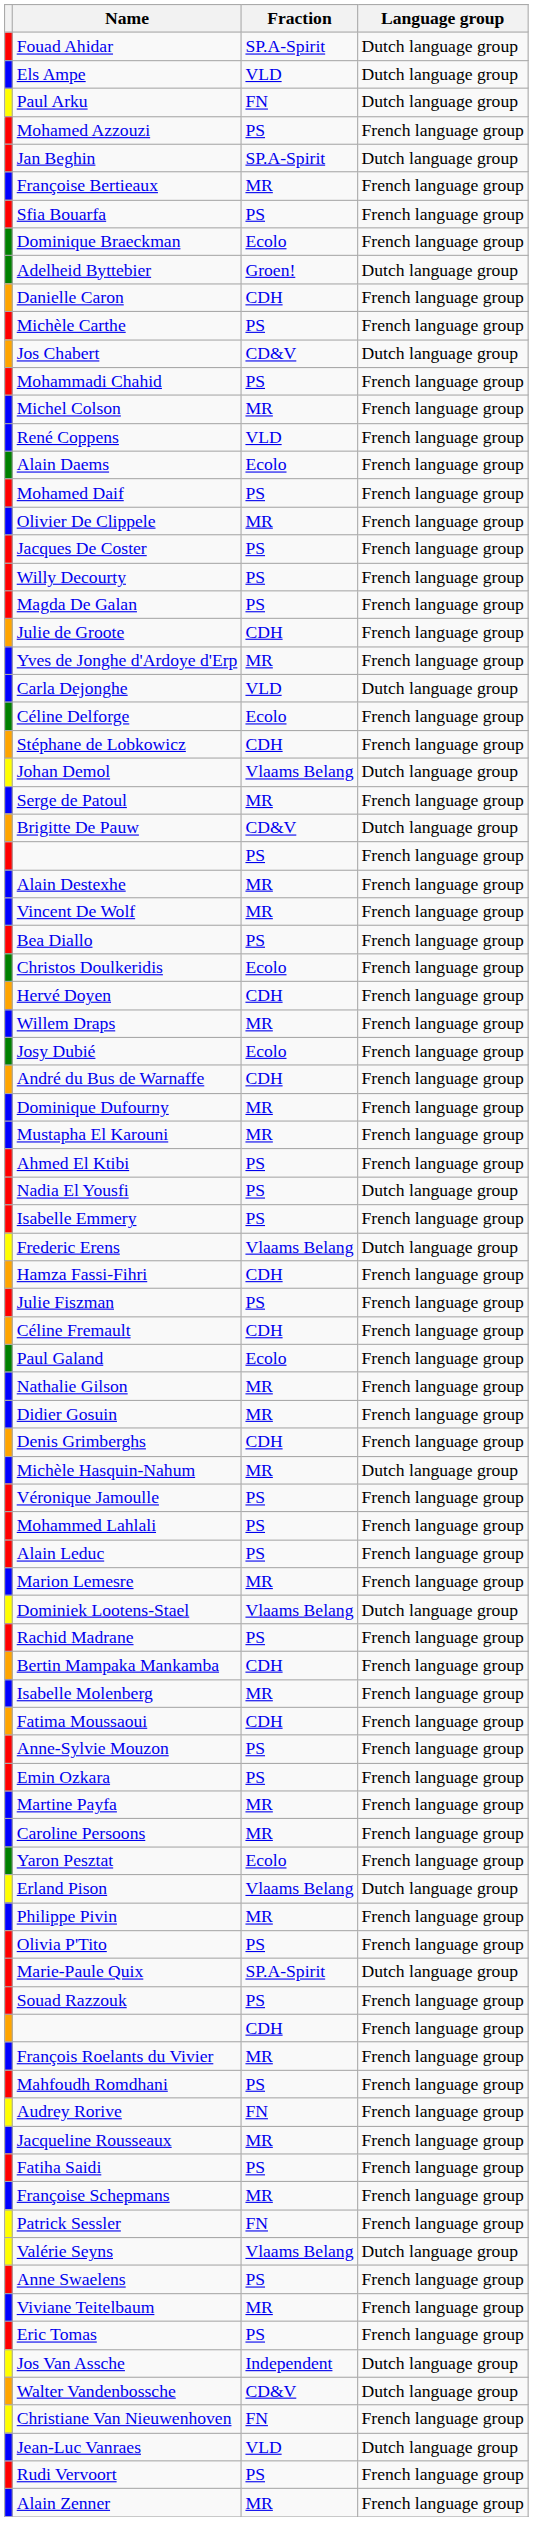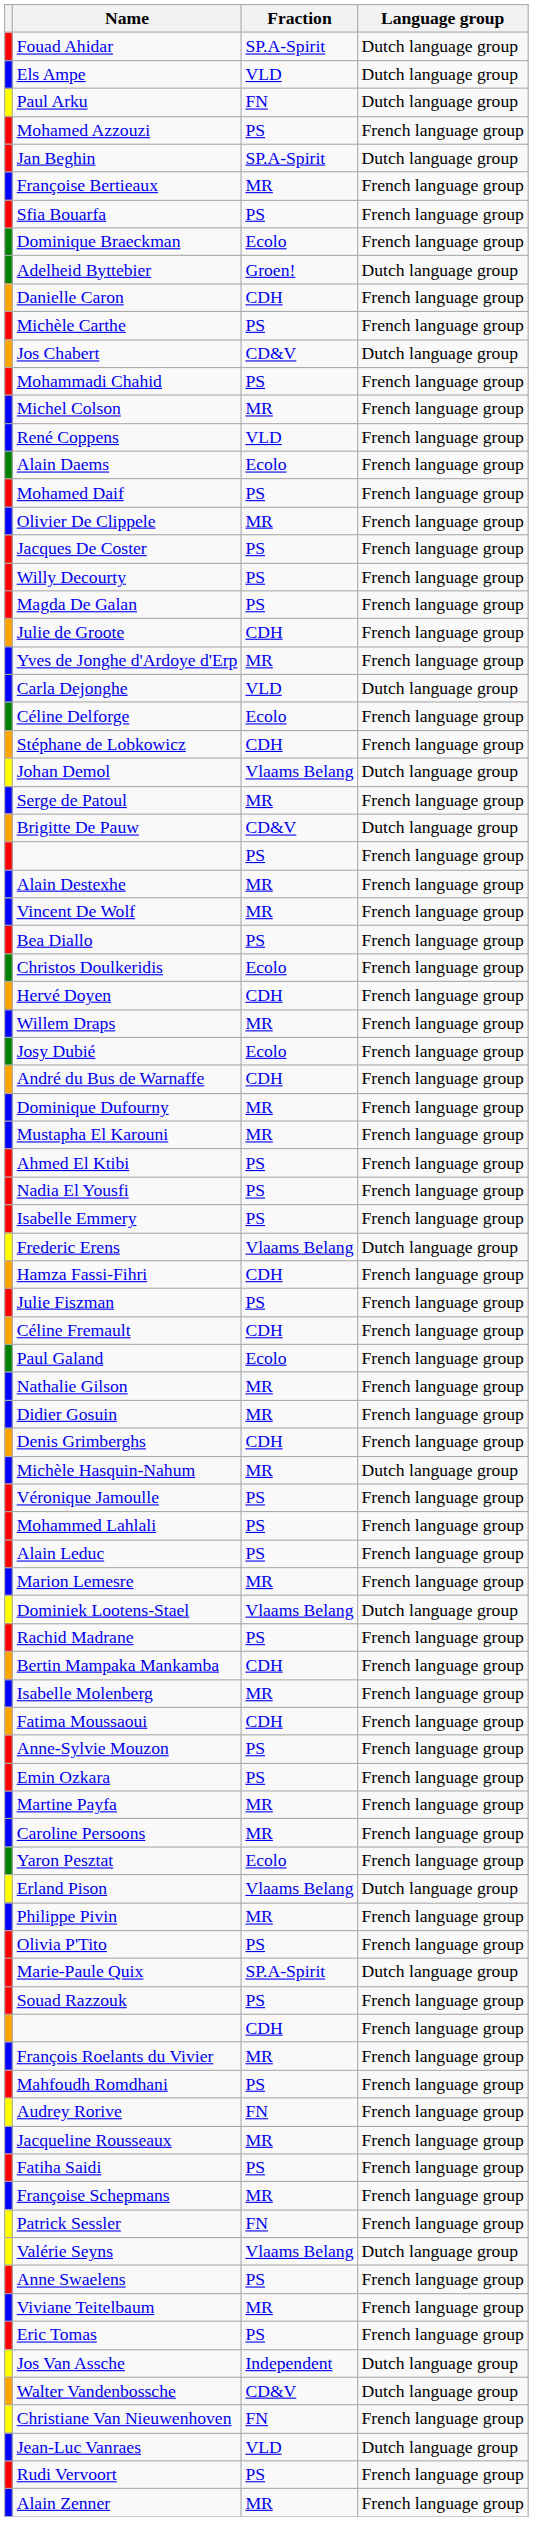(440, 1190) Dutch language group -> (443, 1190) French language group
